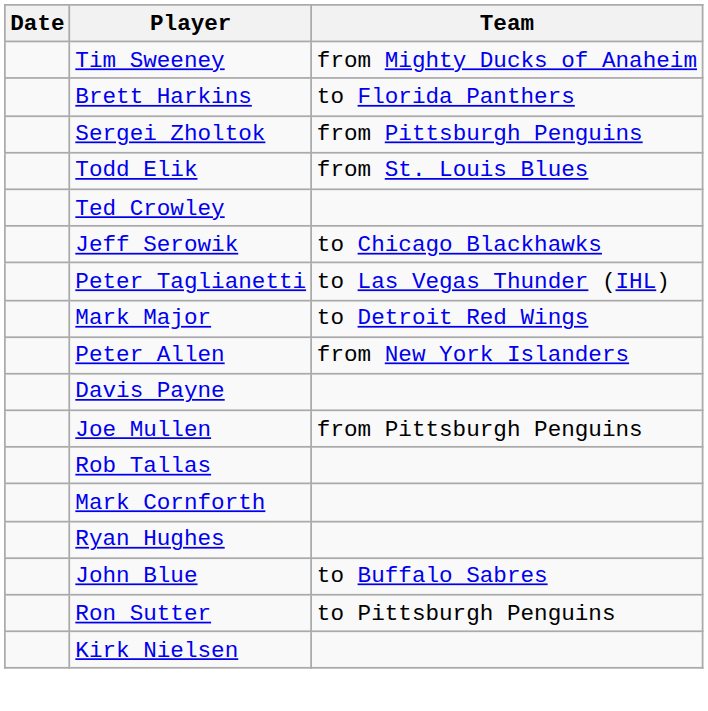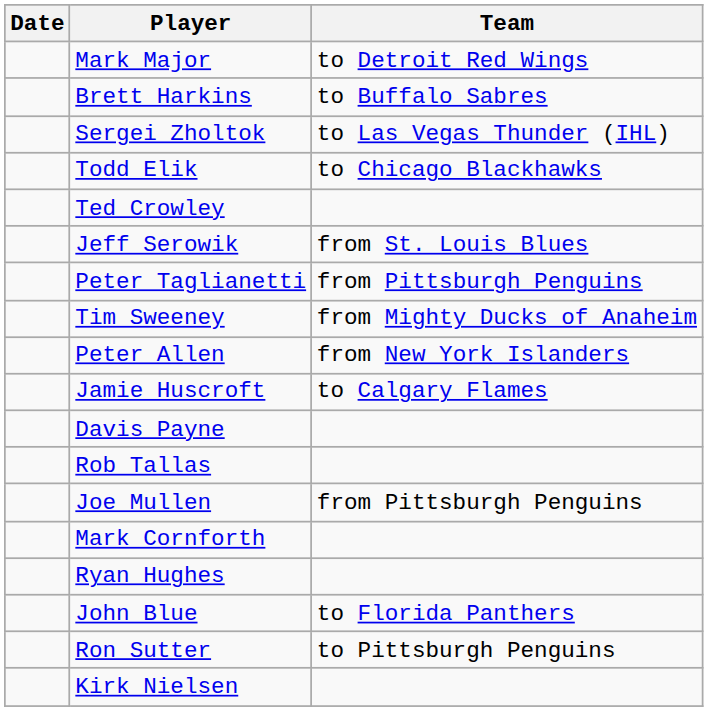rows swapped: (143, 318) <-> (150, 60)
(446, 97) to Florida Panthers -> (432, 97) to Buffalo Sabres
(480, 134) from Pittsburgh Penguins -> (493, 134) to Las Vegas Thunder (IHL)
(453, 171) from St. Louis Blues -> (459, 171) to Chicago Blackhawks
(459, 245) to Chicago Blackhawks -> (453, 245) from St. Louis Blues
(493, 281) to Las Vegas Thunder (IHL) -> (480, 281) from Pittsburgh Penguins
+ row: (170, 392)
rows swapped: (143, 429) <-> (143, 466)
(432, 576) to Buffalo Sabres -> (446, 613) to Florida Panthers
